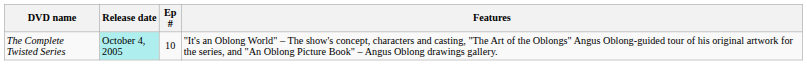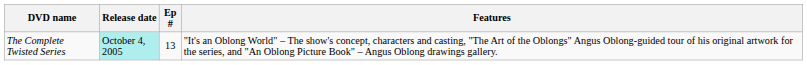(170, 46) 10 -> (170, 46) 13
